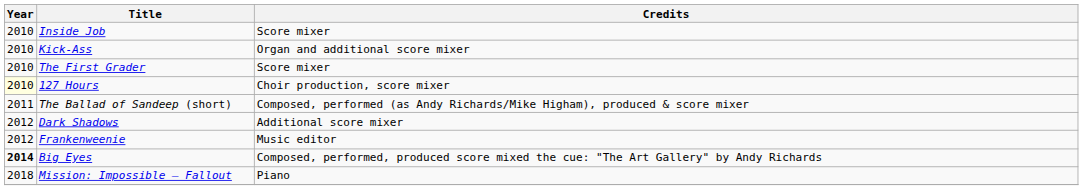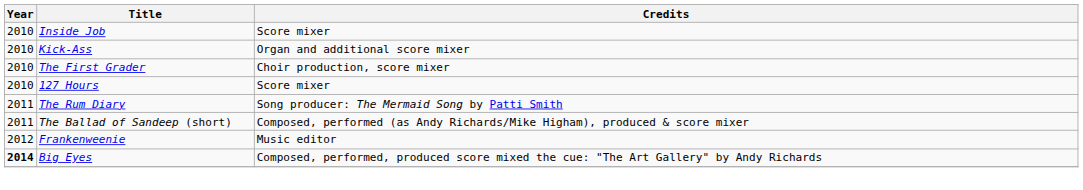(293, 67) Score mixer -> (353, 67) Choir production, score mixer
(20, 85) lightyellow background -> (20, 85) no background
(353, 85) Choir production, score mixer -> (293, 85) Score mixer
+ row: (82, 103)
- row: (79, 121)
- row: (135, 176)
